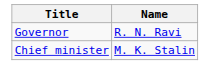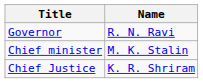+ row: (52, 68)
